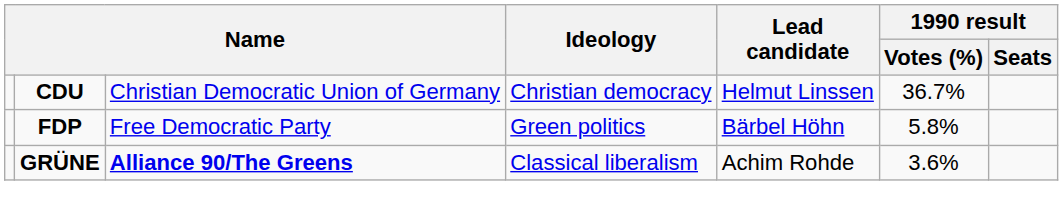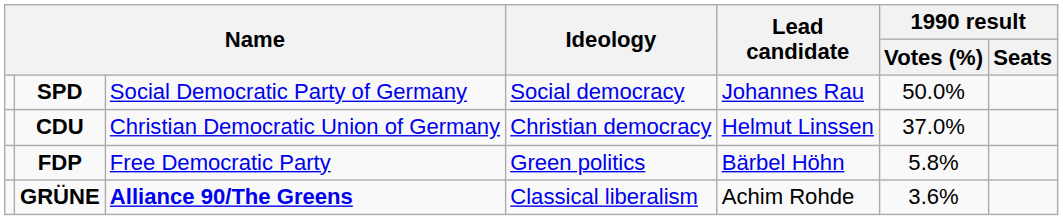+ row: (60, 92)
(934, 92) 36.7% -> (934, 127) 37.0%
